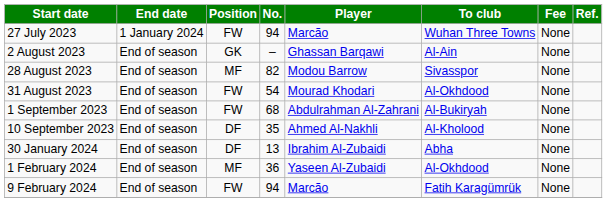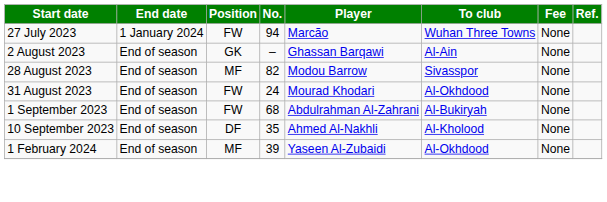(272, 91) 54 -> (272, 91) 24
- row: (52, 149)
(272, 168) 36 -> (272, 149) 39
- row: (52, 187)
